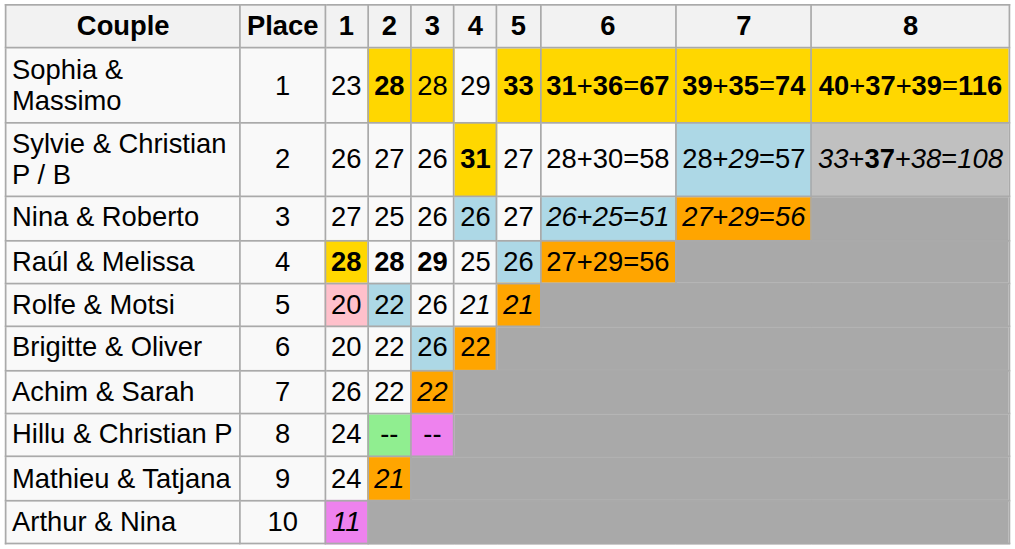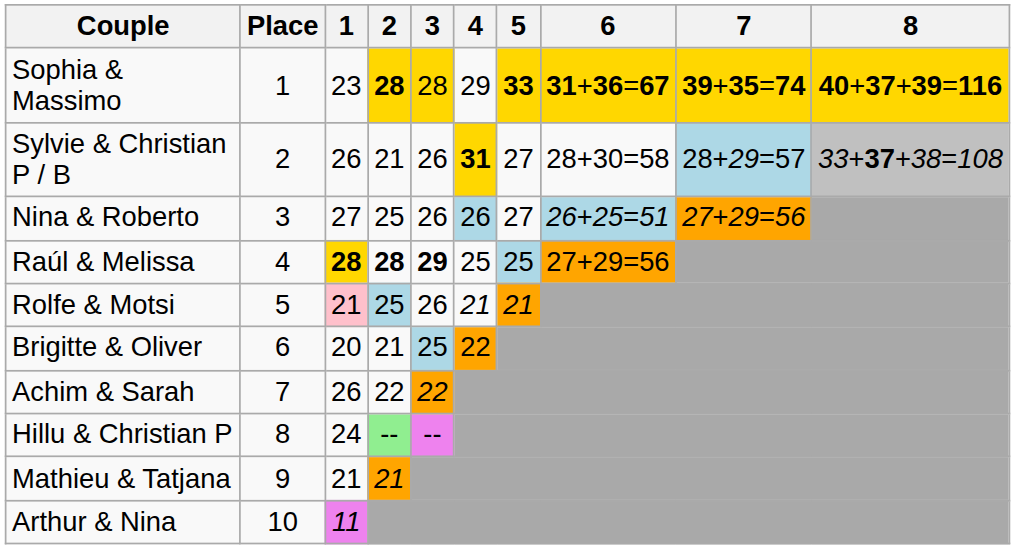(389, 159) 27 -> (389, 159) 21
(518, 261) 26 -> (518, 261) 25
(346, 304) 20 -> (346, 304) 21
(389, 304) 22 -> (389, 304) 25
(389, 348) 22 -> (389, 348) 21
(432, 348) 26 -> (432, 348) 25
(346, 478) 24 -> (346, 478) 21
